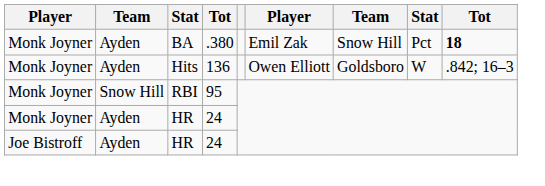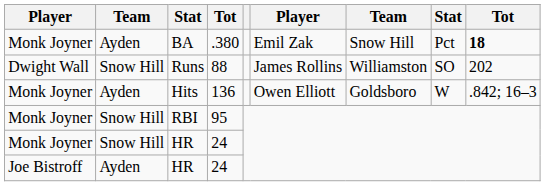+ row: (49, 67)
(120, 117) Ayden -> (132, 142) Snow Hill
